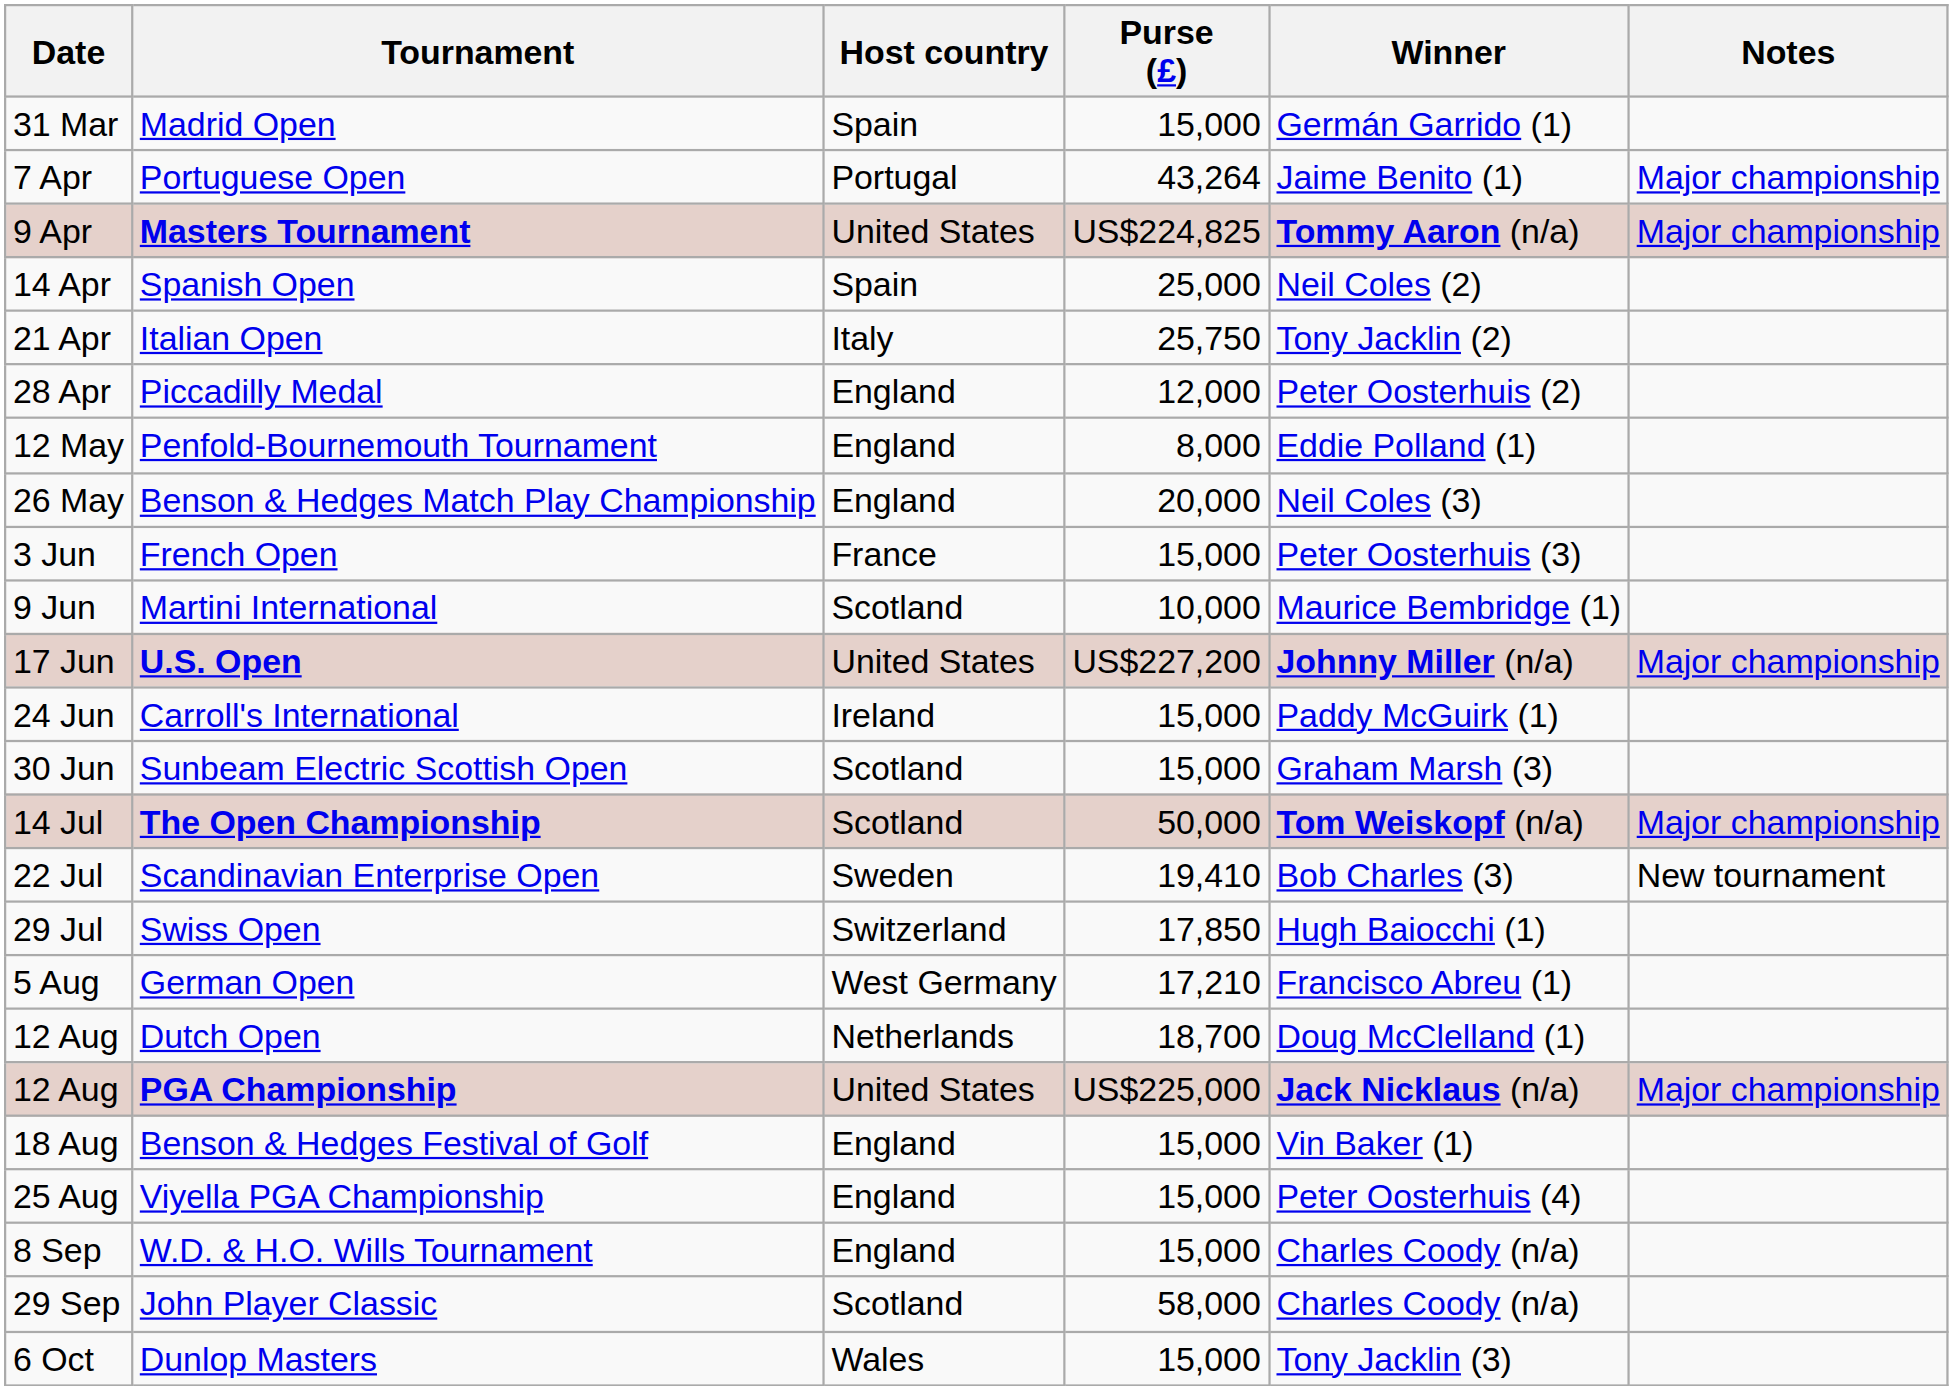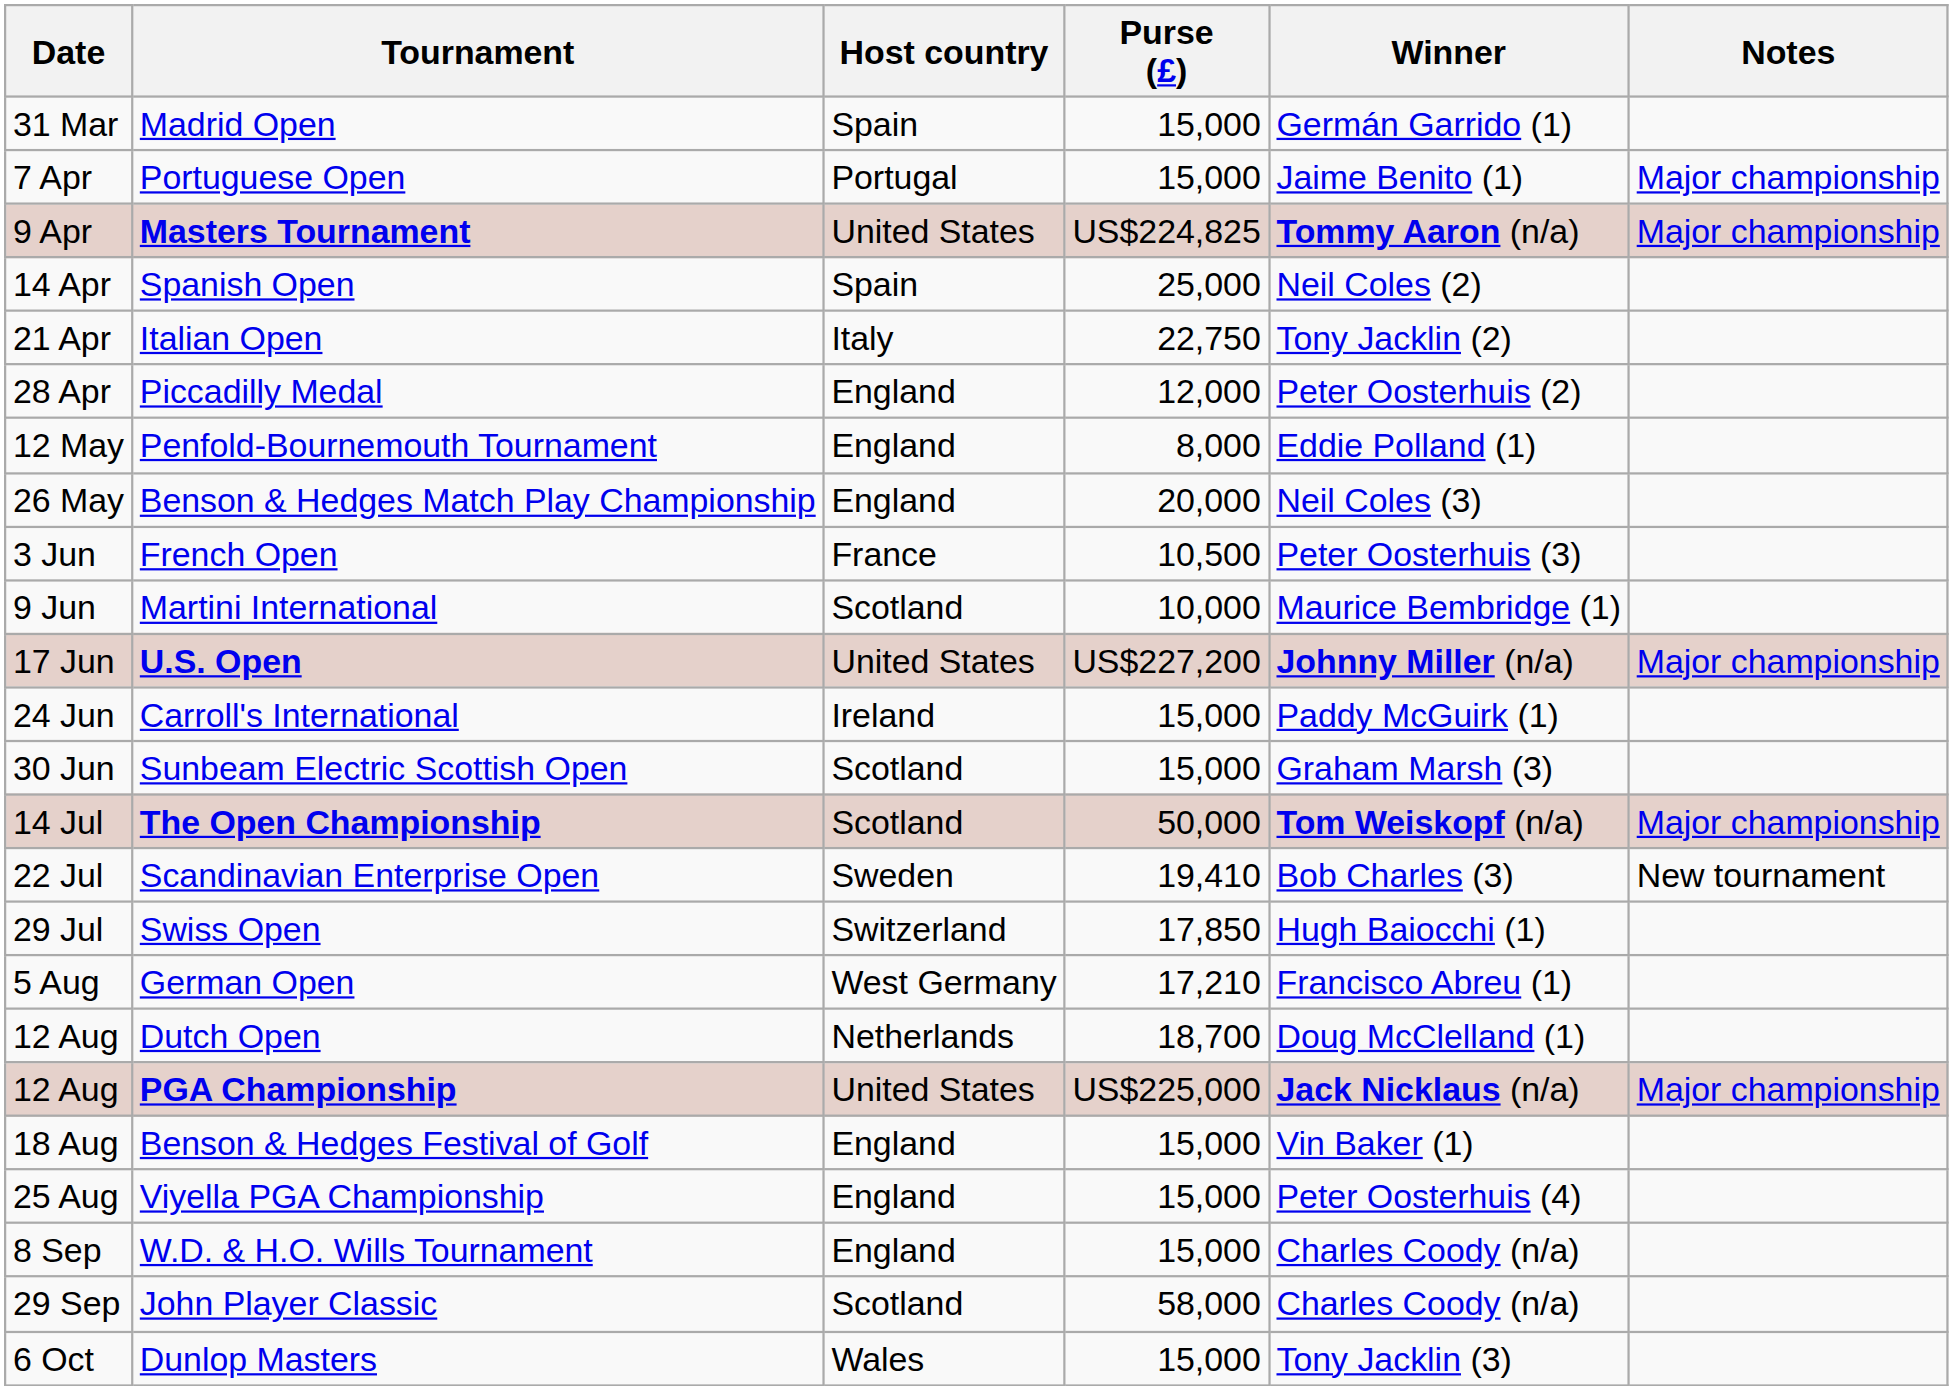(1209, 177) 43,264 -> (1209, 177) 15,000
(1209, 338) 25,750 -> (1209, 338) 22,750
(1209, 553) 15,000 -> (1209, 553) 10,500
